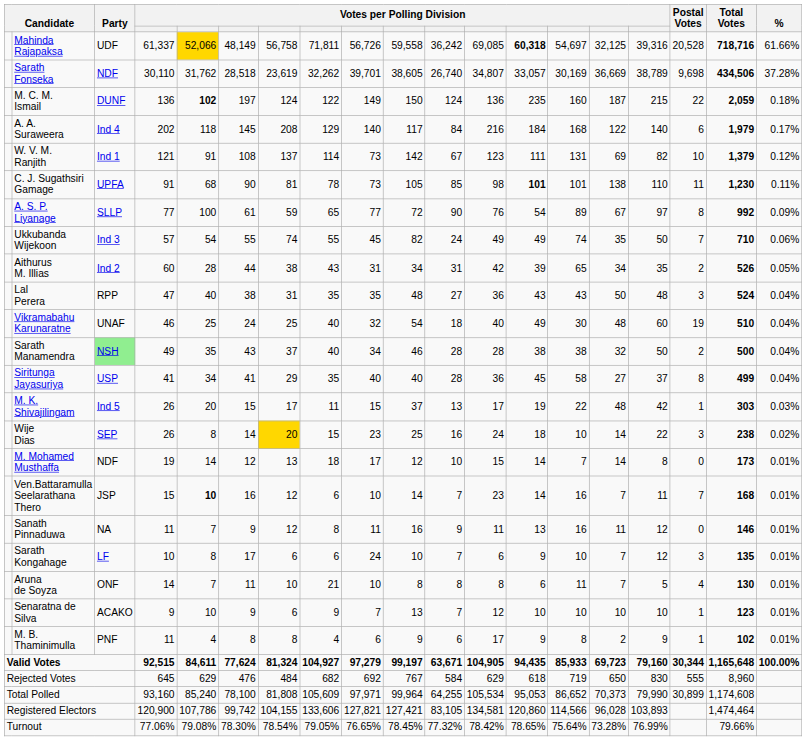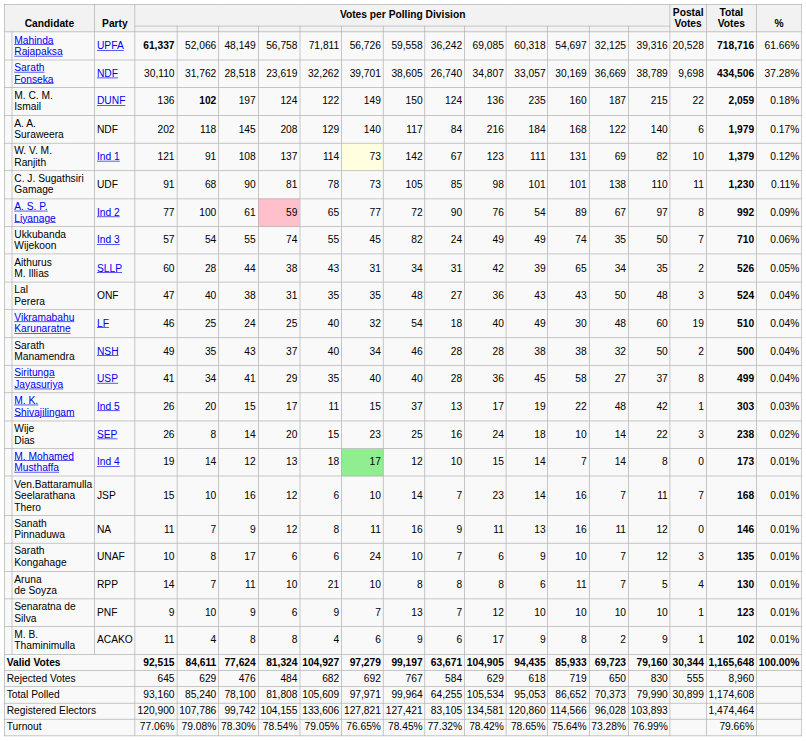(107, 46) UDF -> (110, 46) UPFA
(159, 46) normal -> (159, 46) bold
(201, 46) gold background -> (201, 46) no background
(530, 46) bold -> (530, 46) normal
(108, 129) Ind 4 -> (107, 129) NDF
(375, 157) no background -> (375, 157) lightyellow background
(110, 184) UPFA -> (107, 184) UDF
(537, 184) bold -> (537, 184) normal
(109, 212) SLLP -> (108, 212) Ind 2
(292, 212) no background -> (292, 212) pink background
(108, 268) Ind 2 -> (109, 268) SLLP
(107, 295) RPP -> (108, 295) ONF
(111, 323) UNAF -> (103, 323) LF
(108, 351) lightgreen background -> (108, 351) no background
(292, 434) gold background -> (292, 434) no background
(107, 462) NDF -> (108, 462) Ind 4
(375, 462) no background -> (375, 462) lightgreen background
(211, 496) bold -> (211, 496) normal
(103, 557) LF -> (111, 557) UNAF
(108, 585) ONF -> (107, 585) RPP
(115, 612) ACAKO -> (107, 612) PNF
(107, 640) PNF -> (115, 640) ACAKO
